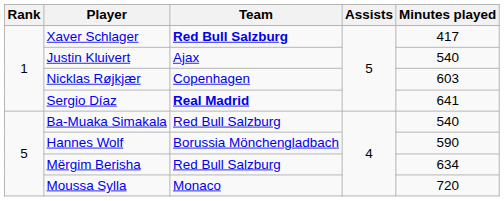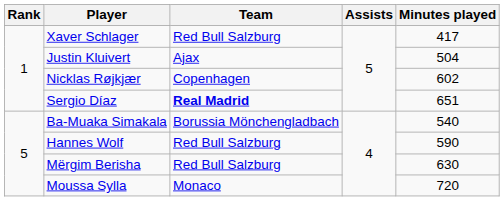(231, 36) bold -> (227, 36) normal
(448, 57) 540 -> (448, 57) 504
(448, 79) 603 -> (448, 79) 602
(448, 100) 641 -> (448, 100) 651
(227, 121) Red Bull Salzburg -> (256, 121) Borussia Mönchengladbach
(256, 143) Borussia Mönchengladbach -> (227, 143) Red Bull Salzburg
(448, 164) 634 -> (448, 164) 630
